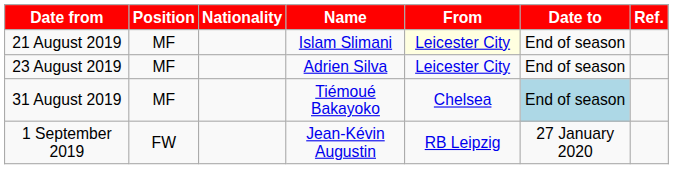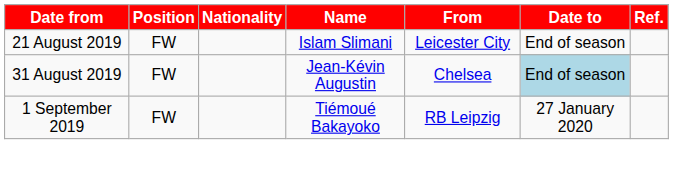(164, 42) MF -> (164, 42) FW
(463, 42) lightyellow background -> (463, 42) no background
- row: (67, 67)
(164, 100) MF -> (164, 76) FW
(345, 100) Tiémoué Bakayoko -> (345, 76) Jean-Kévin Augustin
(345, 143) Jean-Kévin Augustin -> (345, 118) Tiémoué Bakayoko
